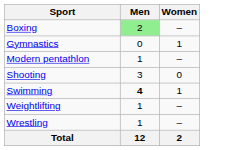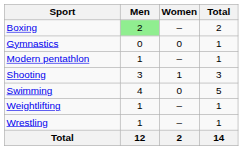+ column: (219, 12)
(179, 43) 1 -> (179, 43) 0
(179, 75) 0 -> (179, 75) 1
(140, 91) bold -> (140, 91) normal
(179, 91) 1 -> (179, 91) 0
